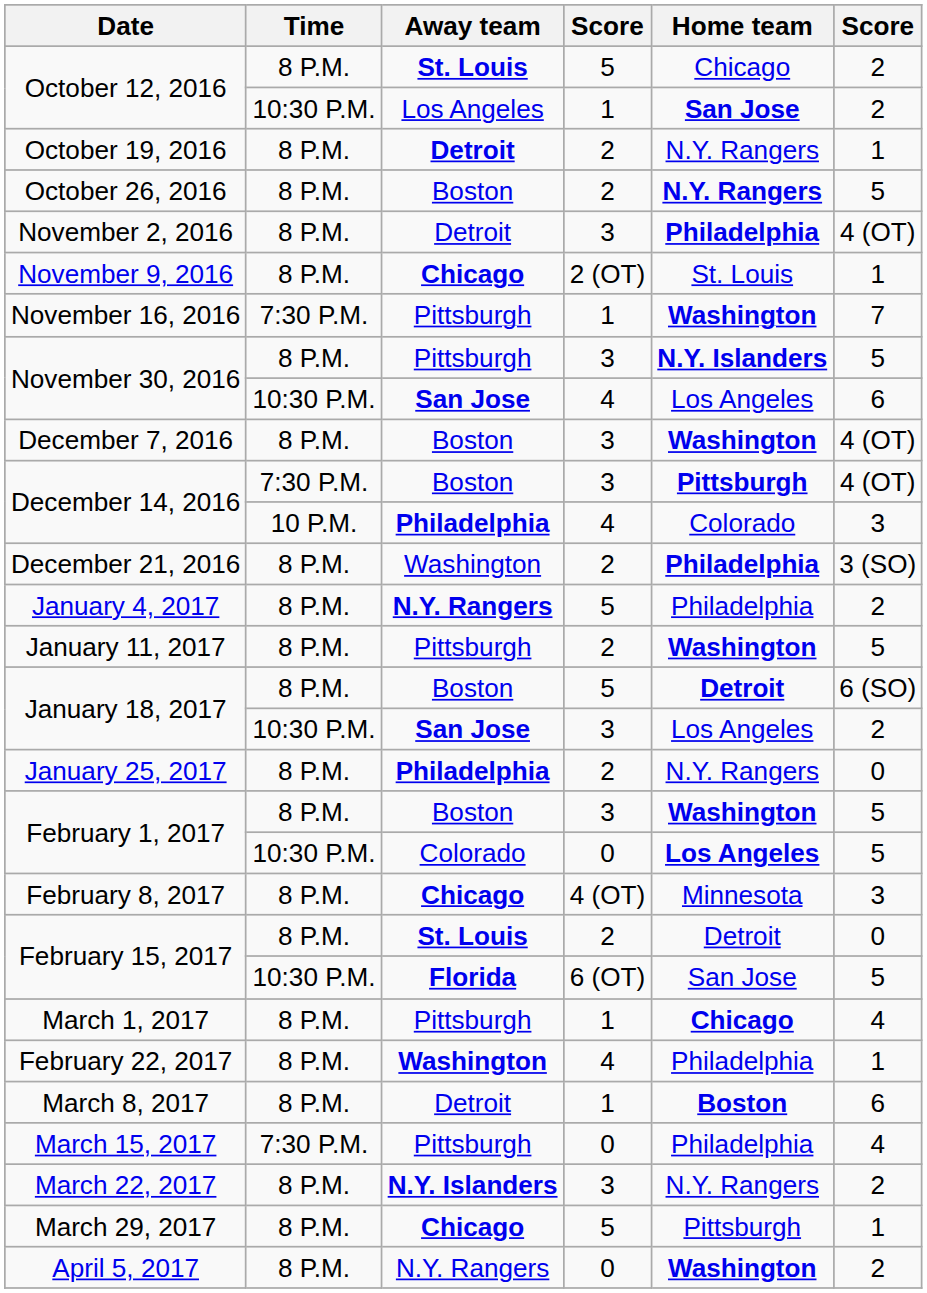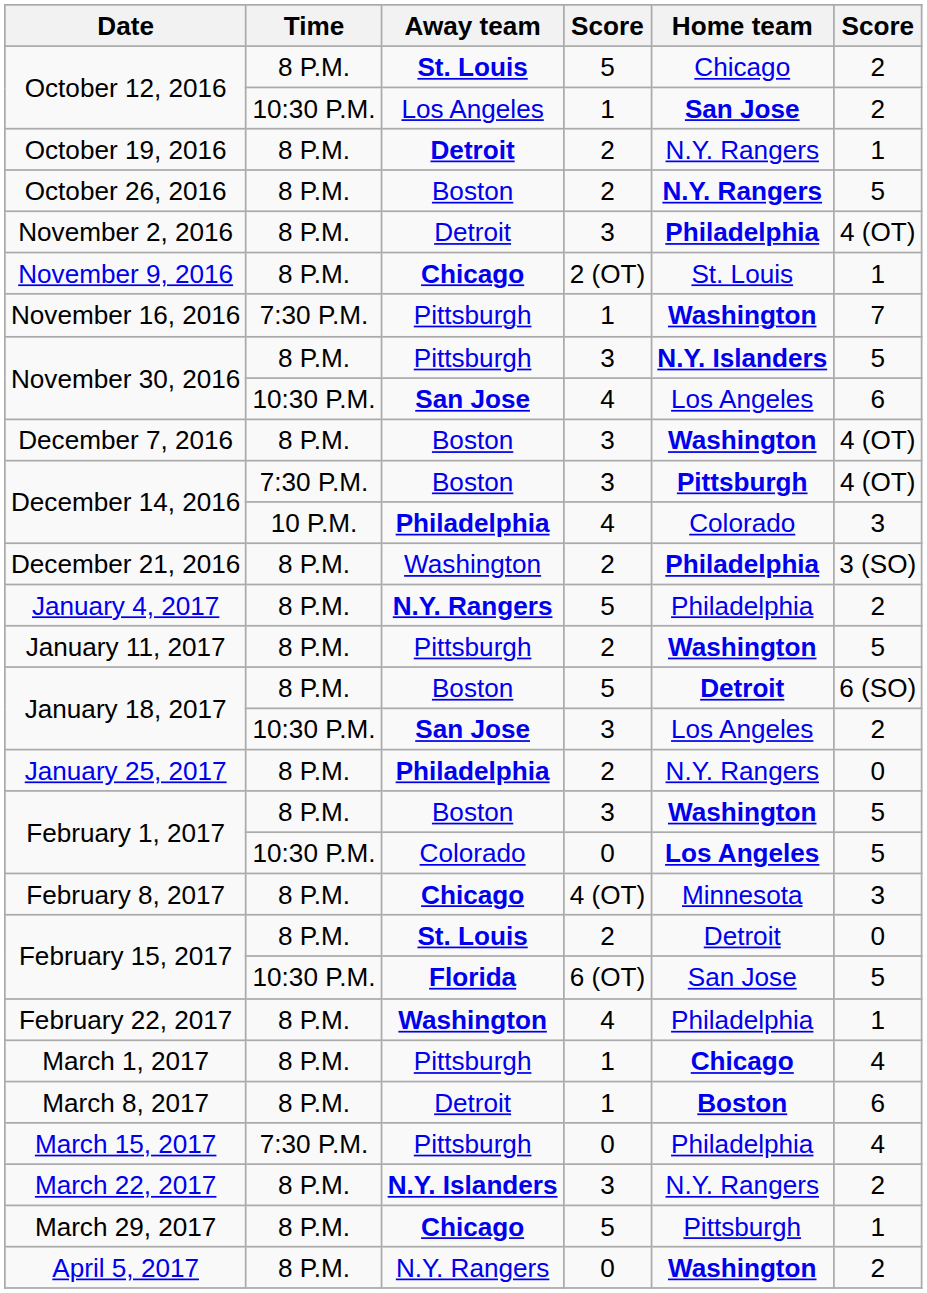rows swapped: (126, 1060) <-> (126, 1019)
